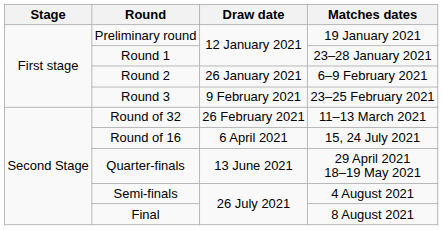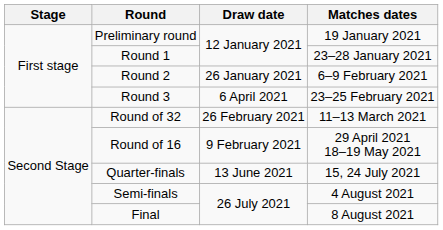(253, 96) 9 February 2021 -> (253, 96) 6 April 2021
(253, 138) 6 April 2021 -> (253, 145) 9 February 2021
(373, 138) 15, 24 July 2021 -> (373, 145) 29 April 2021 18–19 May 2021
(373, 165) 29 April 2021 18–19 May 2021 -> (373, 173) 15, 24 July 2021
